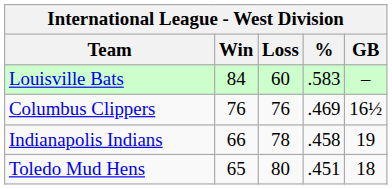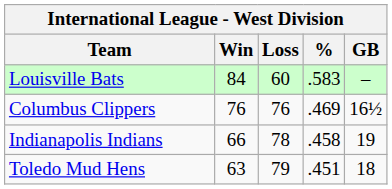(236, 169) 65 -> (236, 169) 63
(280, 169) 80 -> (280, 169) 79
